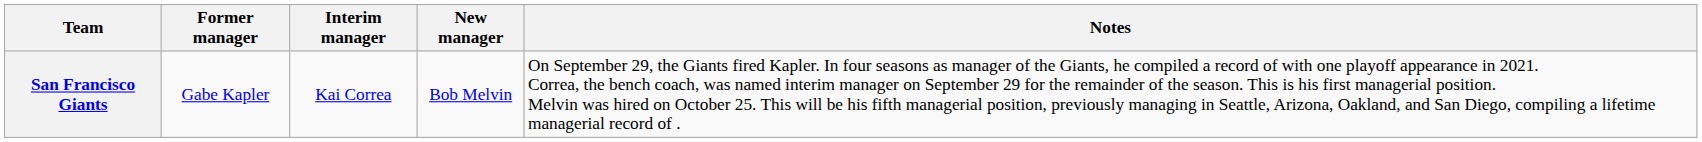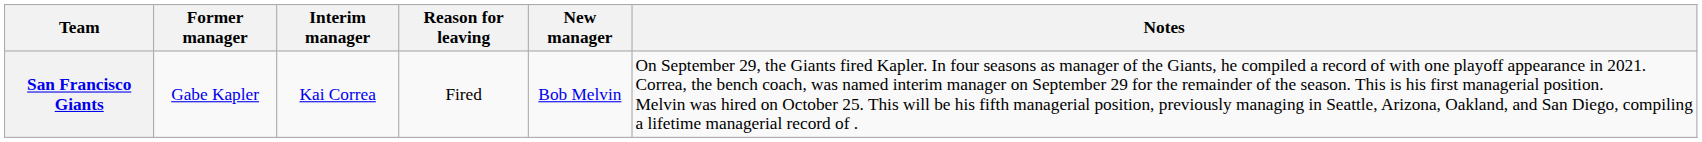+ column: (464, 27)
